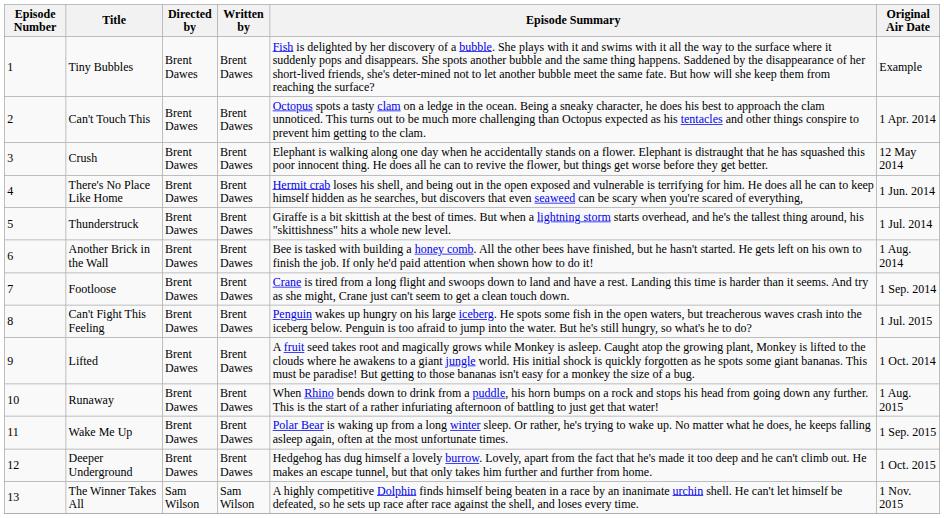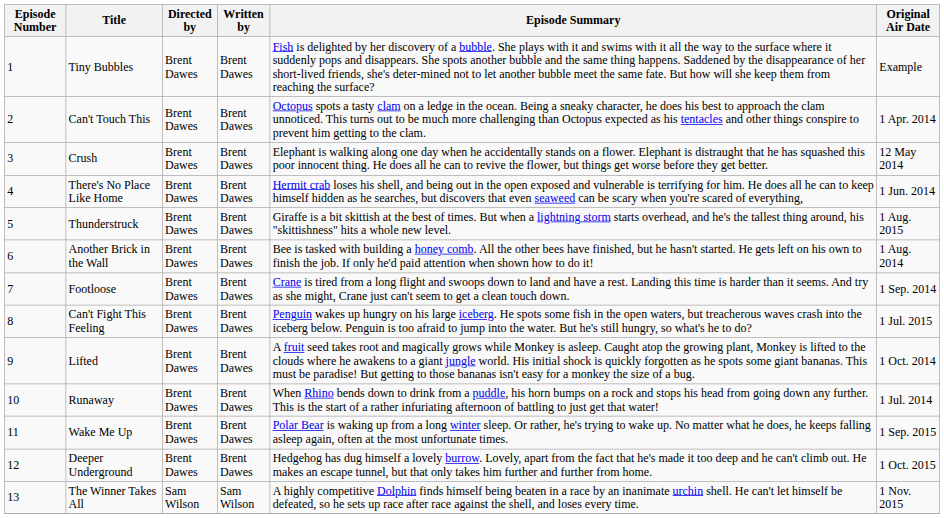(906, 223) 1 Jul. 2014 -> (895, 223) 1 Aug. 2015
(895, 400) 1 Aug. 2015 -> (906, 400) 1 Jul. 2014
